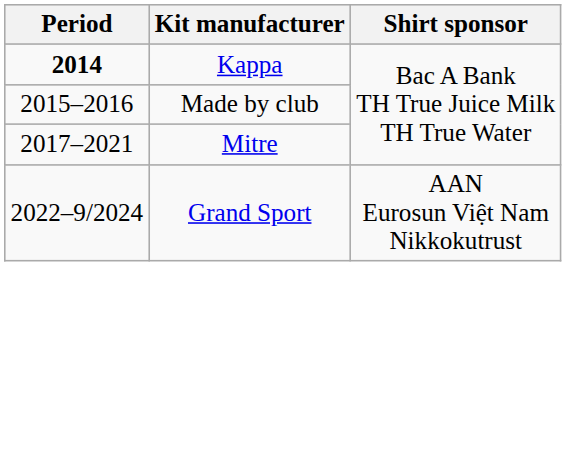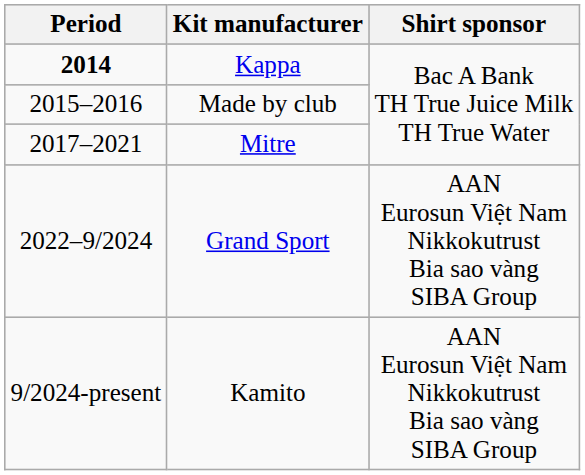(456, 212) AAN Eurosun Việt Nam Nikkokutrust -> (474, 240) AAN Eurosun Việt Nam Nikkokutrust Bia sao vàng SIBA Group
+ row: (268, 393)
